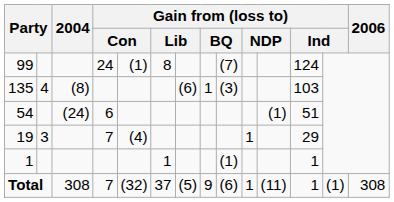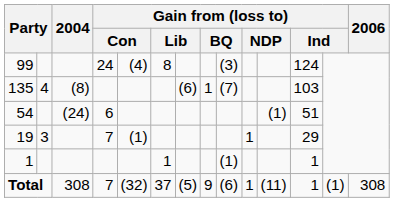(138, 64) (1) -> (138, 64) (4)
(229, 64) (7) -> (229, 64) (3)
(229, 88) (3) -> (229, 88) (7)
(138, 137) (4) -> (138, 137) (1)
